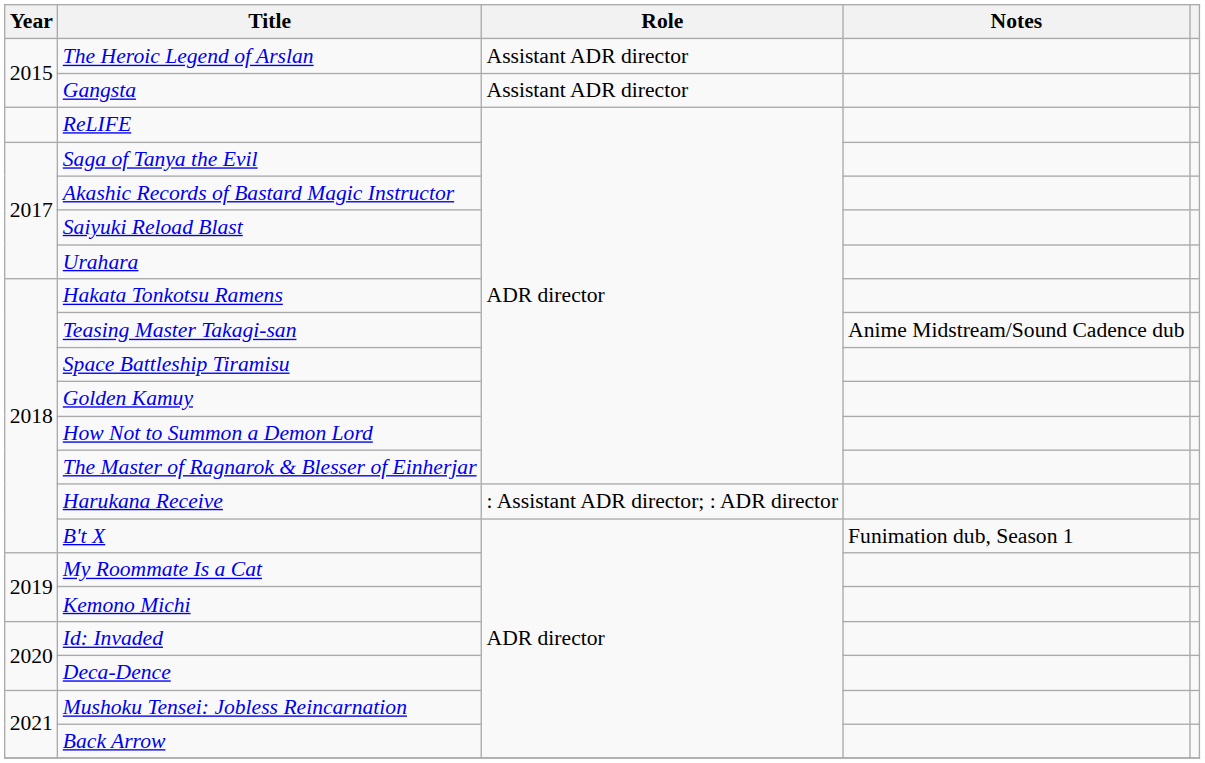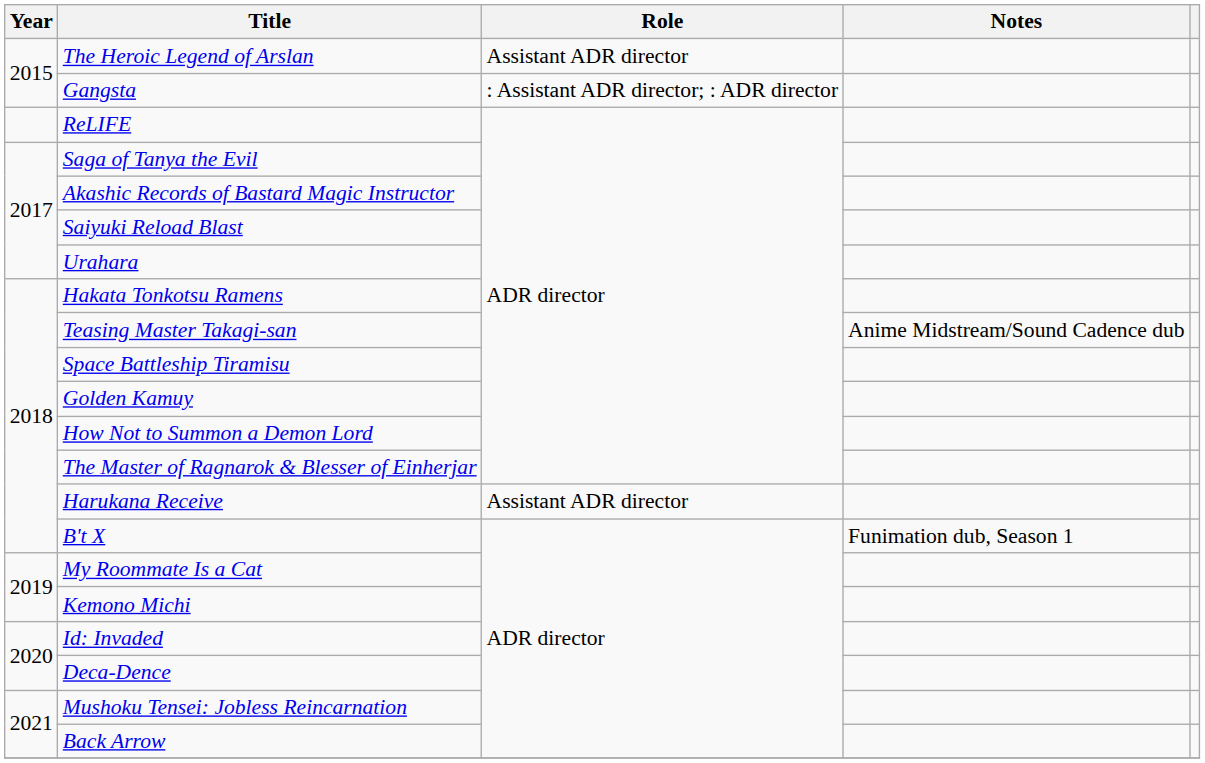(587, 90) Assistant ADR director -> (662, 90) : Assistant ADR director; : ADR director
(662, 501) : Assistant ADR director; : ADR director -> (587, 501) Assistant ADR director
